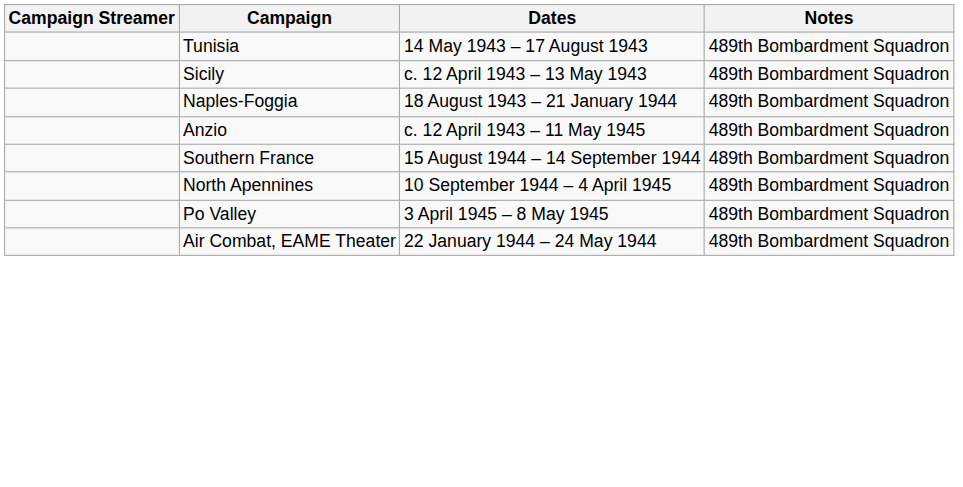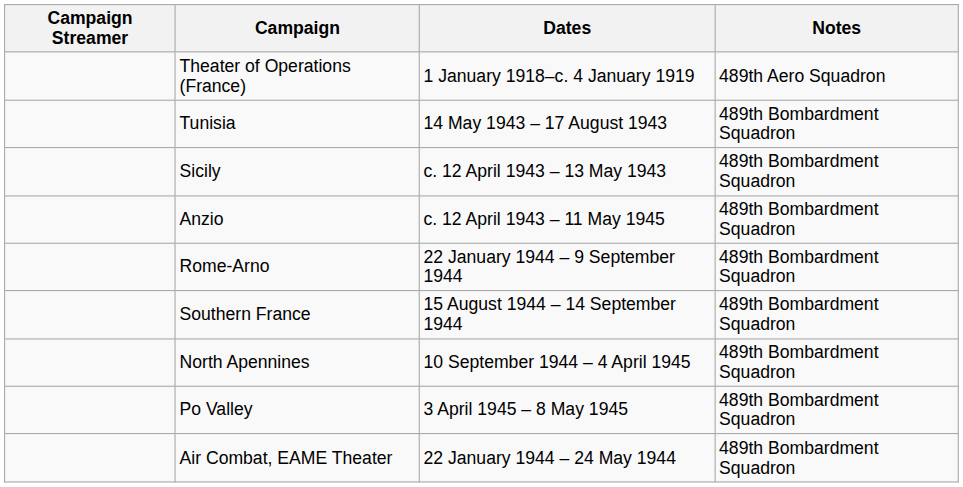+ row: (265, 76)
- row: (240, 102)
+ row: (225, 266)
